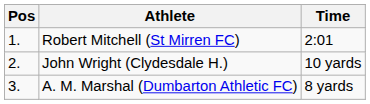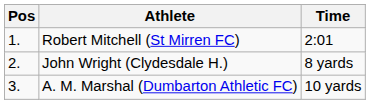(333, 63) 10 yards -> (329, 63) 8 yards
(329, 87) 8 yards -> (333, 87) 10 yards
